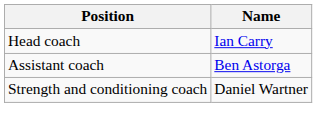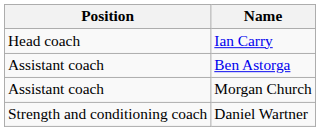+ row: (263, 89)
